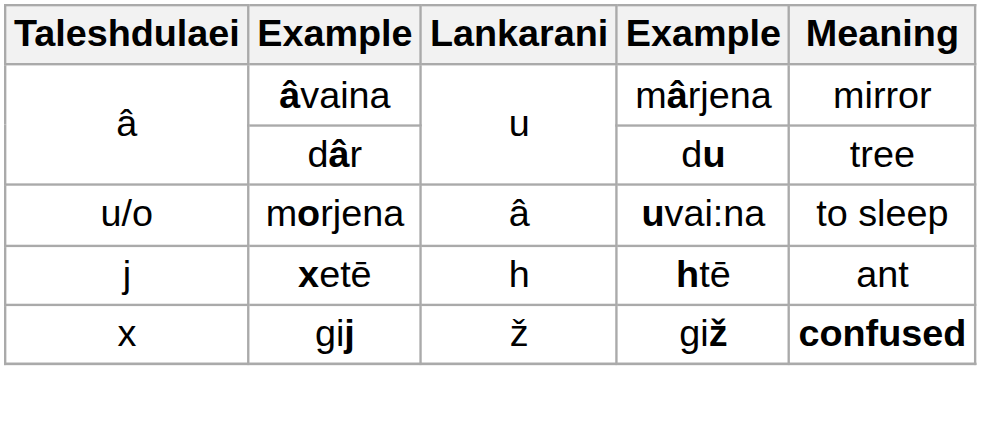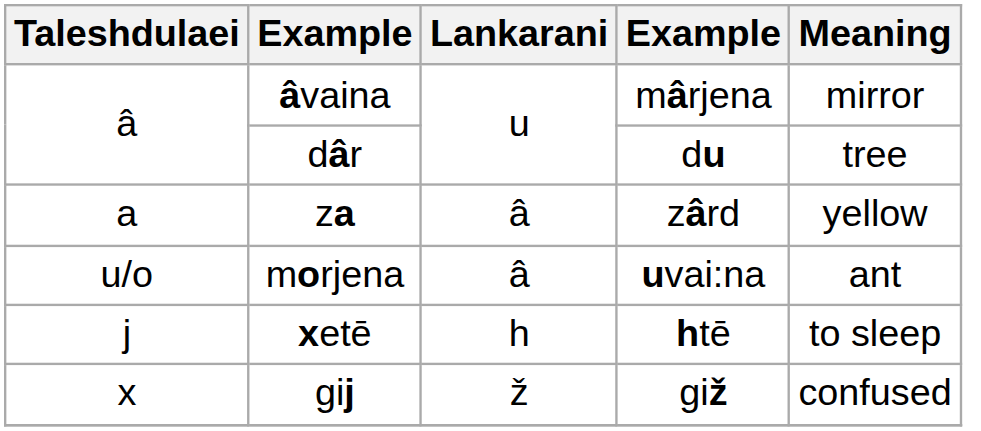+ row: (335, 214)
(882, 214) to sleep -> (875, 273) ant
(882, 273) ant -> (875, 333) to sleep
(882, 333) bold -> (875, 393) normal
